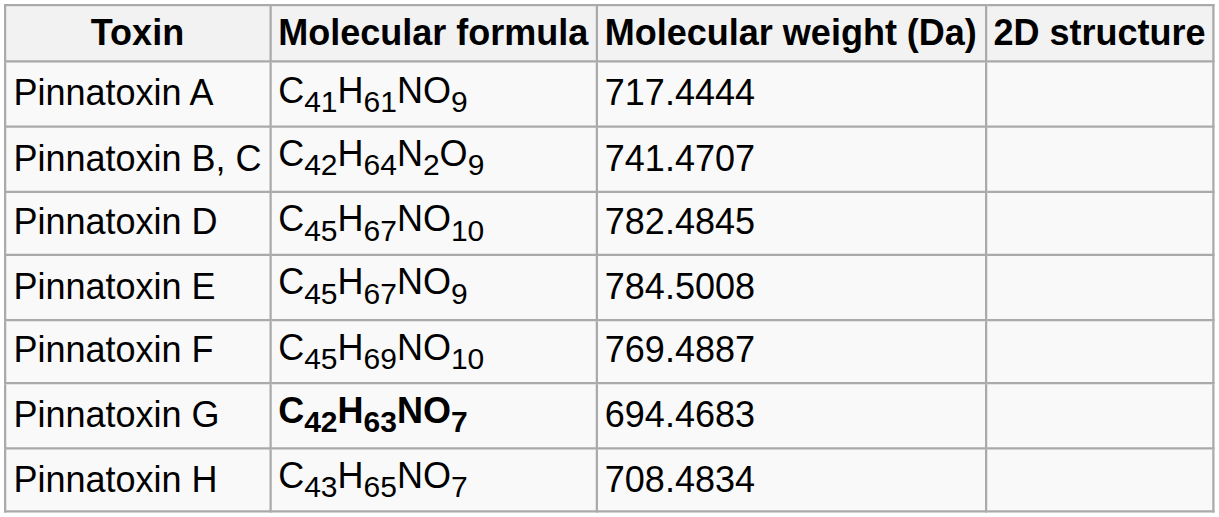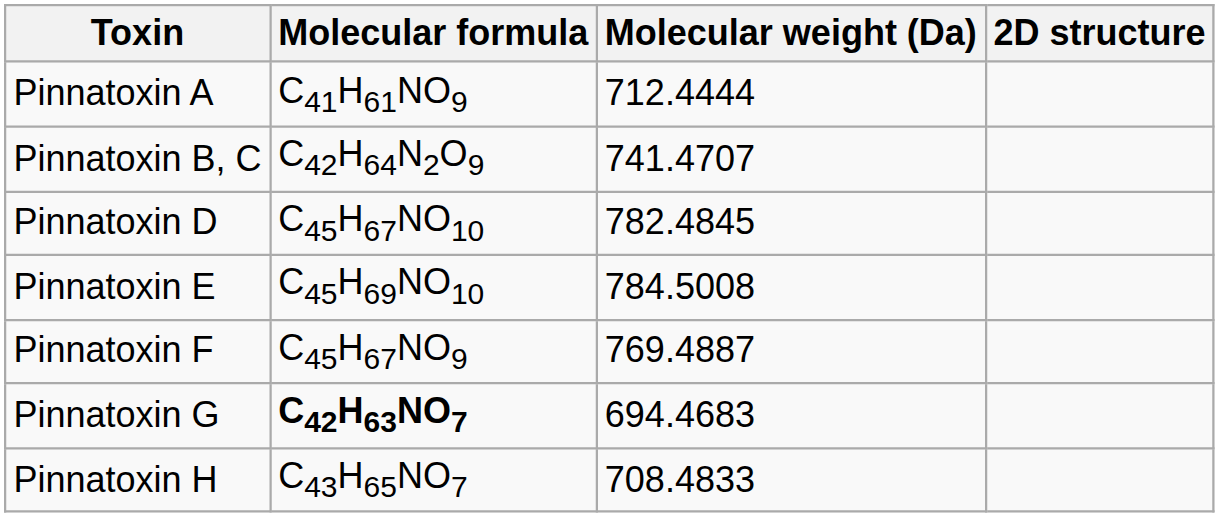(680, 93) 717.4444 -> (680, 93) 712.4444
(373, 287) C45H67NO9 -> (381, 287) C45H69NO10
(381, 351) C45H69NO10 -> (373, 351) C45H67NO9
(680, 479) 708.4834 -> (680, 479) 708.4833
